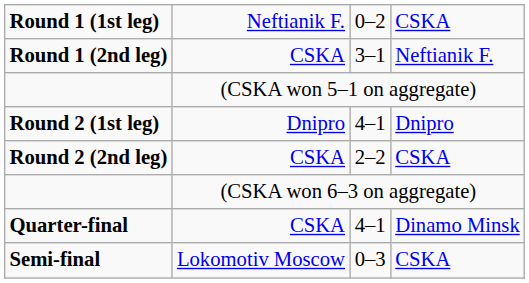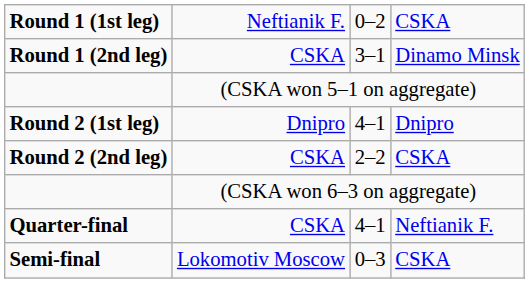(444, 55) Neftianik F. -> (457, 55) Dinamo Minsk
(457, 226) Dinamo Minsk -> (444, 226) Neftianik F.
